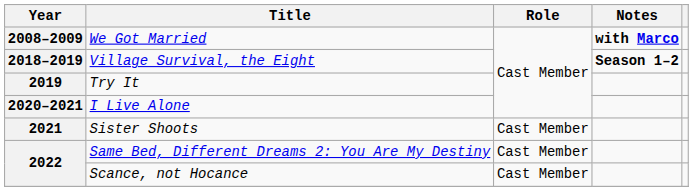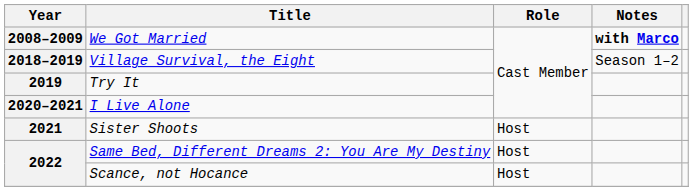(637, 61) bold -> (637, 61) normal
(543, 129) Cast Member -> (514, 129) Host
(543, 152) Cast Member -> (514, 152) Host
(543, 175) Cast Member -> (514, 175) Host
